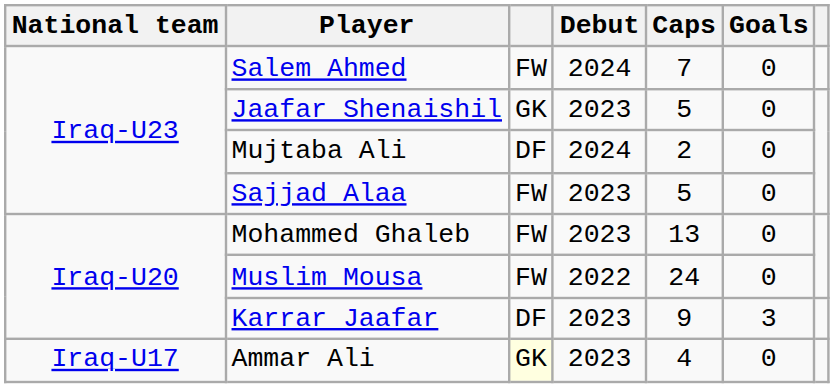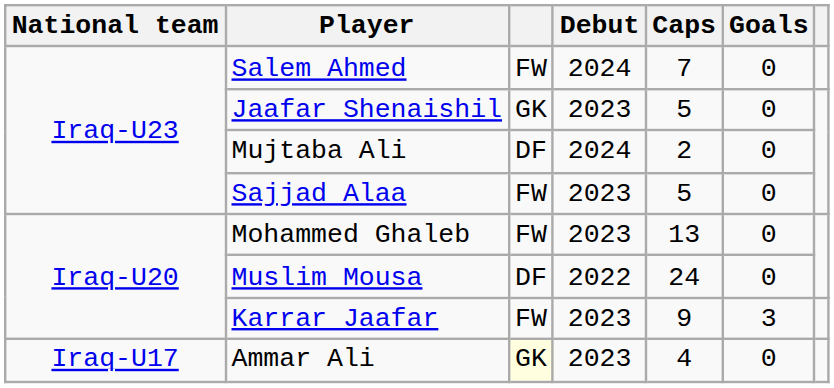(531, 277) FW -> (531, 277) DF
(531, 319) DF -> (531, 319) FW
